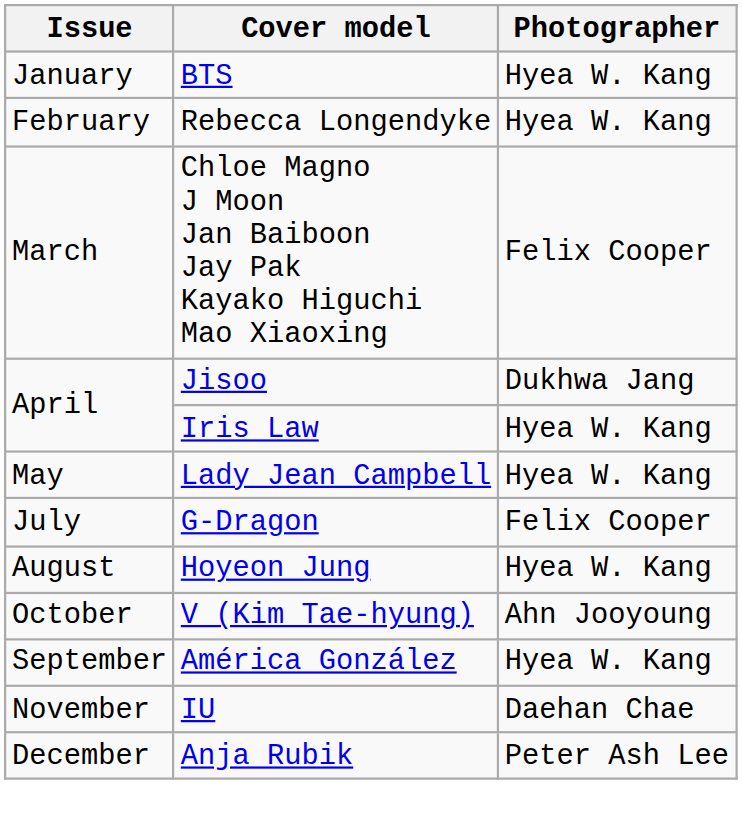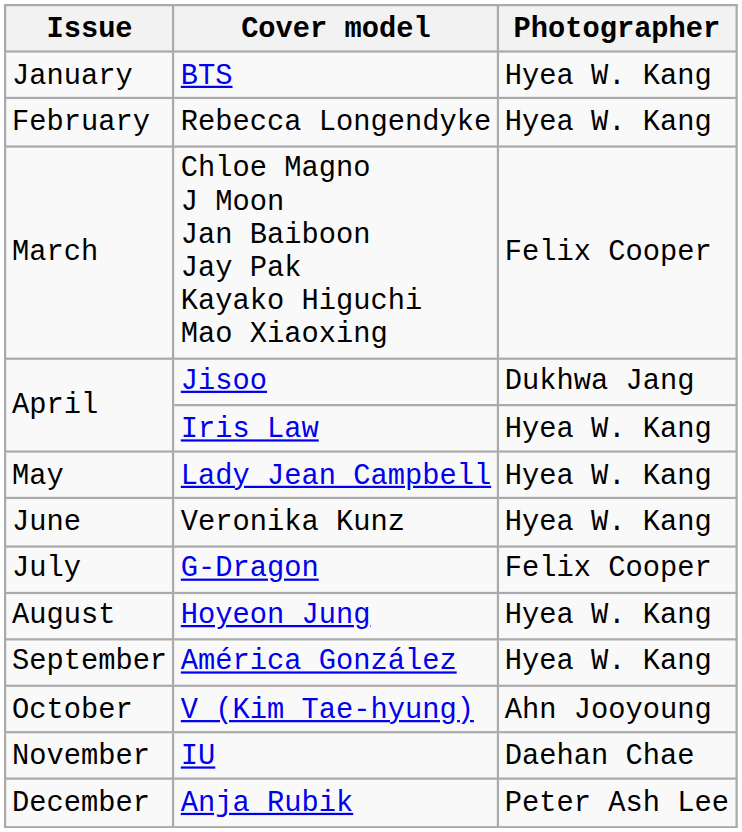+ row: (293, 522)
rows swapped: (319, 663) <-> (327, 616)
